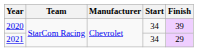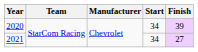(179, 40) 29 -> (179, 40) 27
